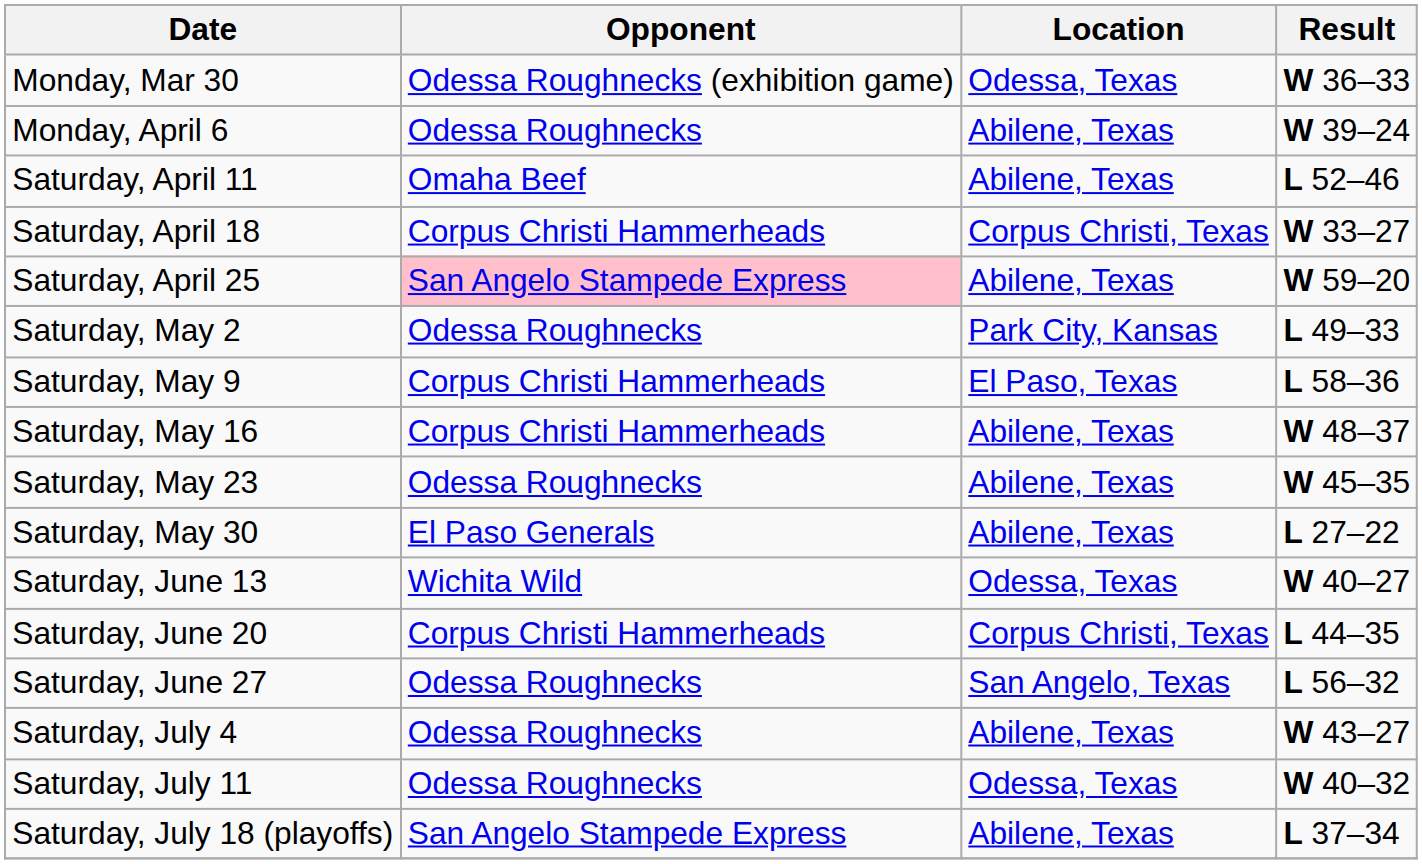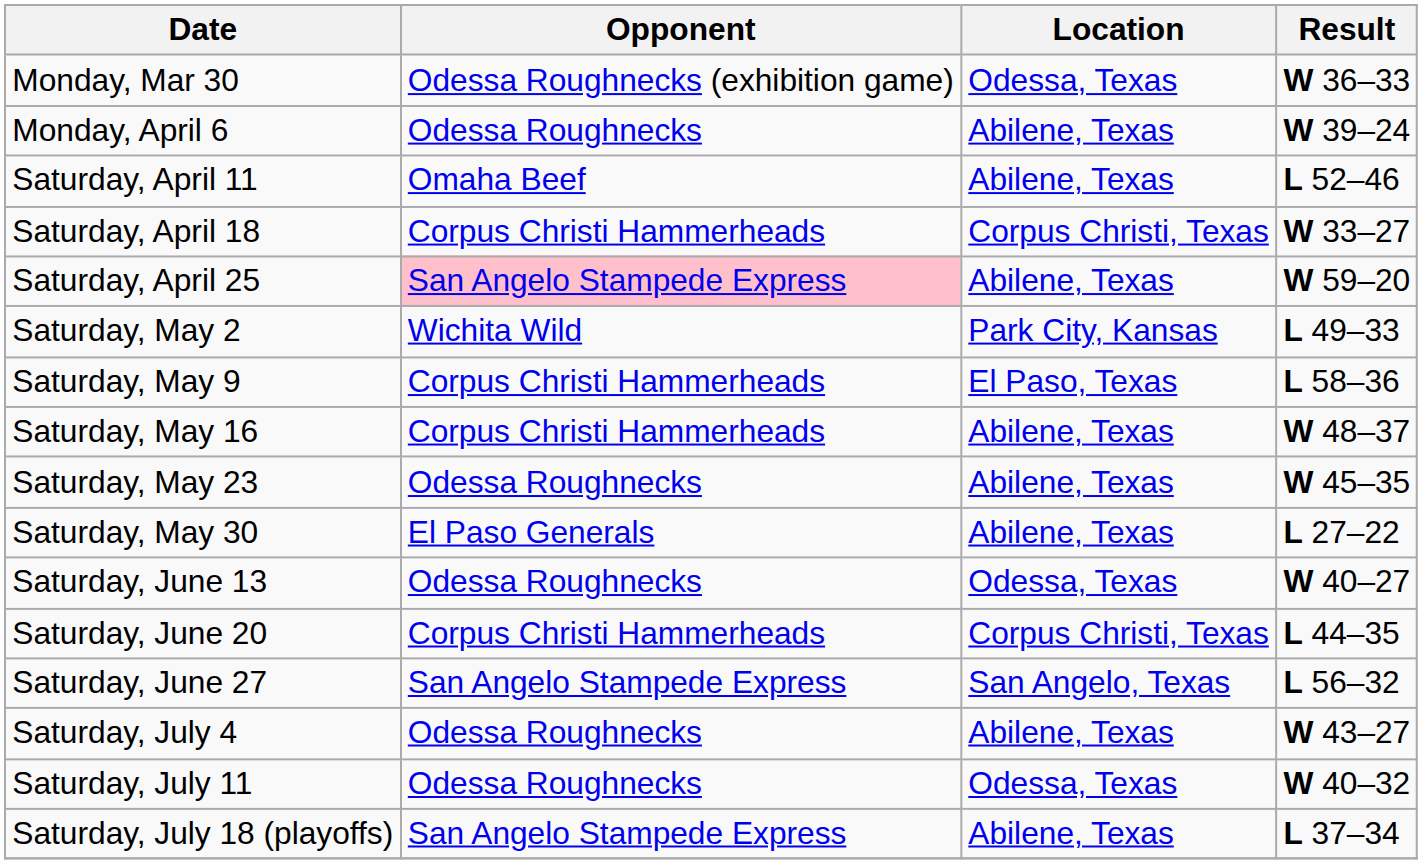(555, 331) Odessa Roughnecks -> (495, 331) Wichita Wild
(495, 582) Wichita Wild -> (555, 582) Odessa Roughnecks
(555, 682) Odessa Roughnecks -> (627, 682) San Angelo Stampede Express
